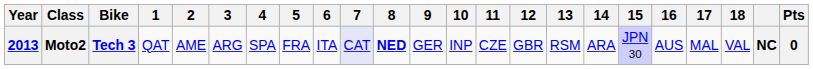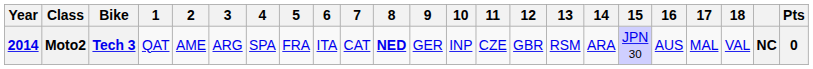(23, 45) 2013 -> (23, 45) 2014
(357, 45) lavender background -> (357, 45) no background
